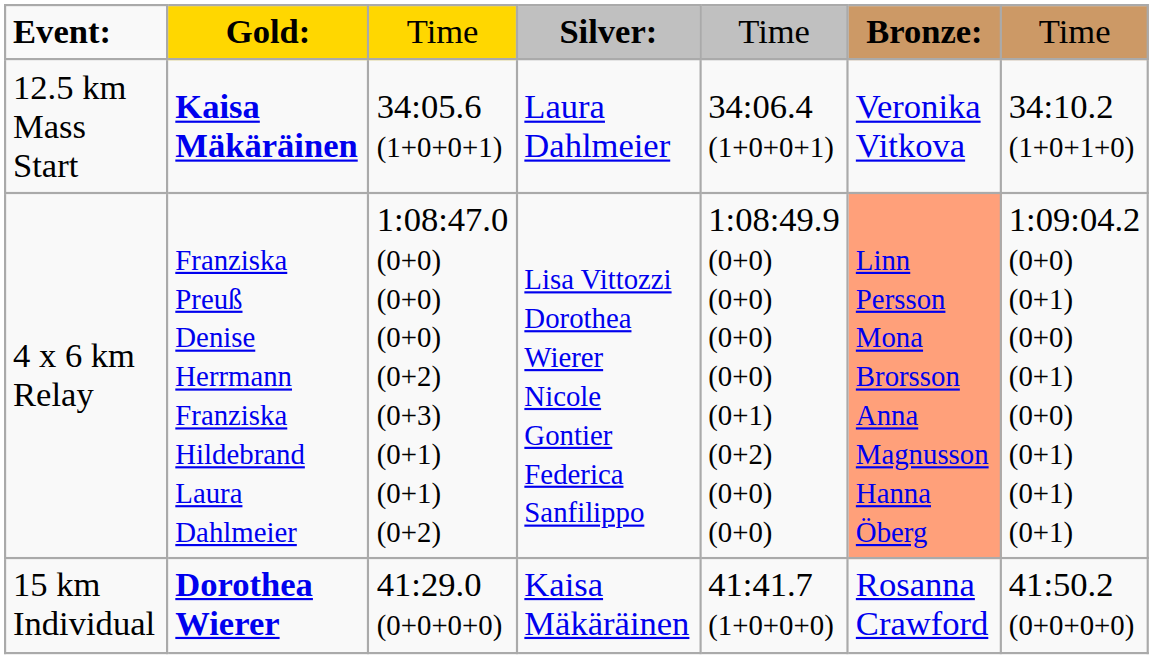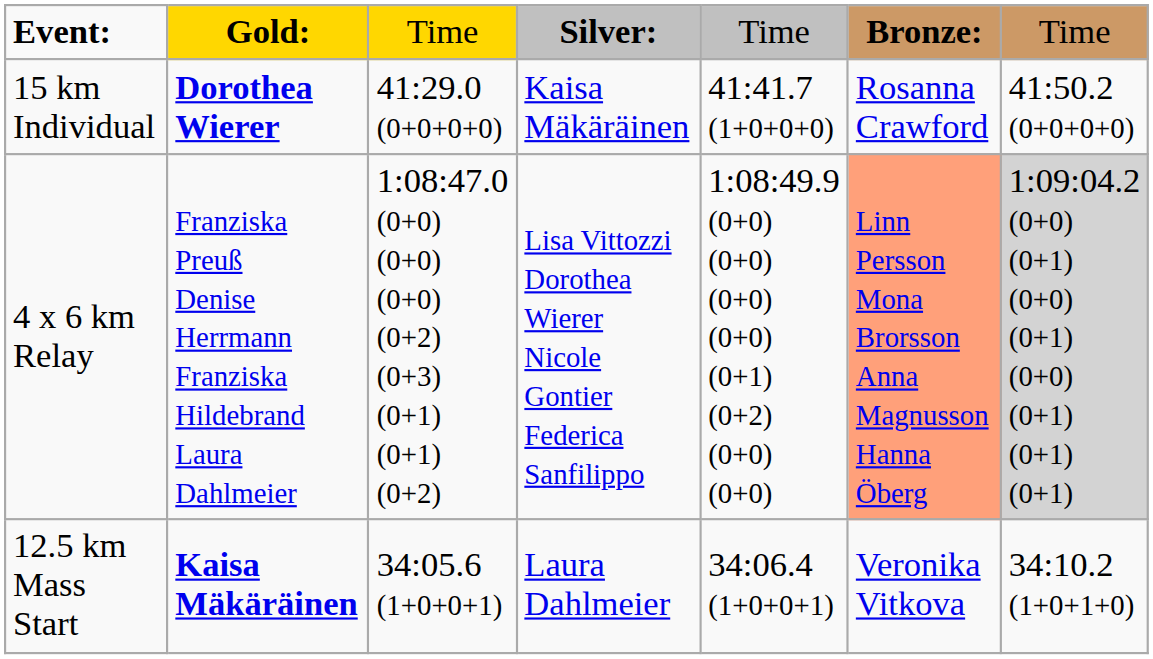rows swapped: (84, 604) <-> (70, 125)
(1075, 374) no background -> (1075, 335) lightgrey background
